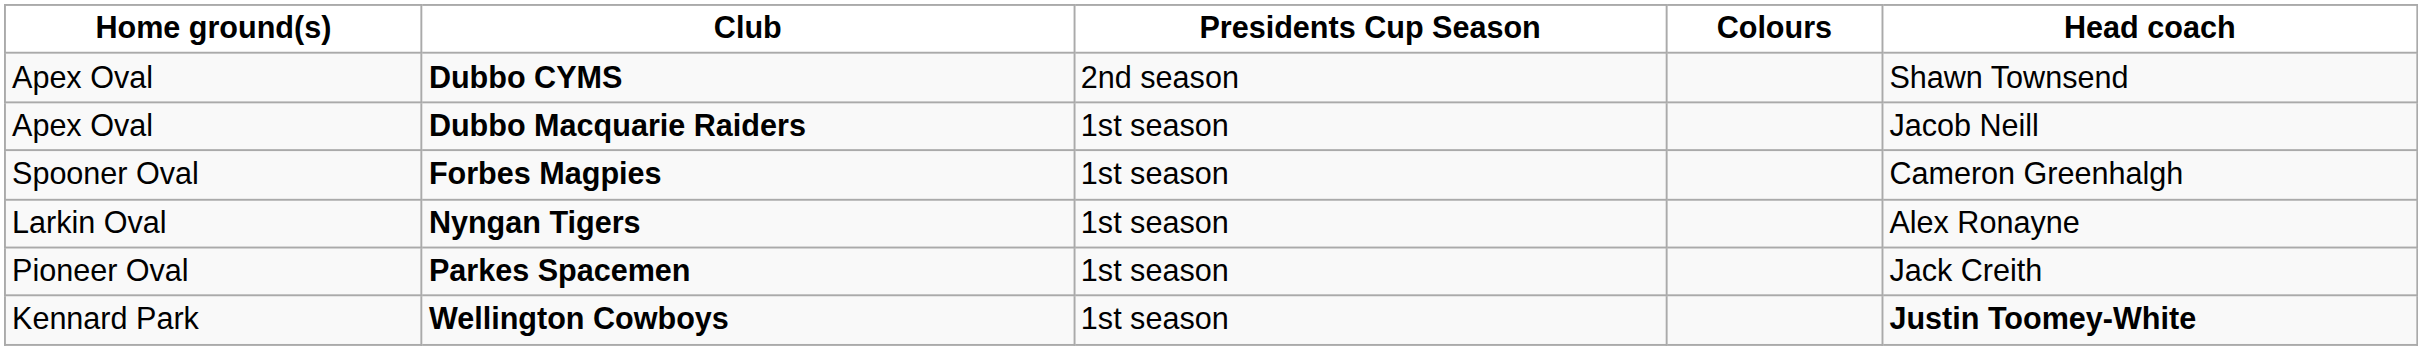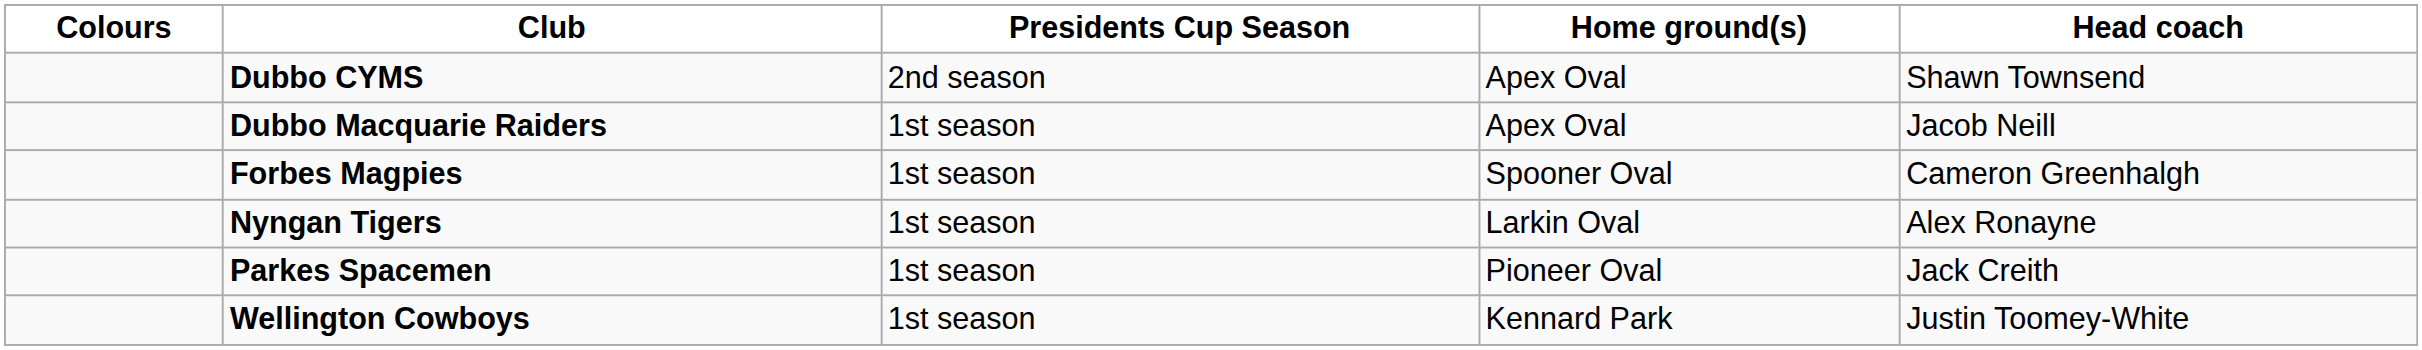columns swapped: (1774, 28) <-> (213, 28)
(2043, 319) bold -> (2048, 319) normal
